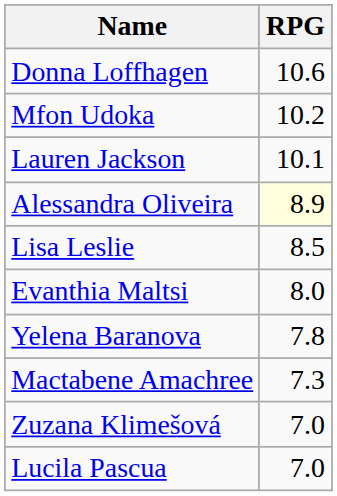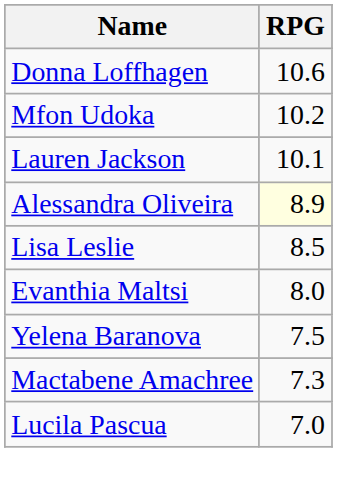(307, 335) 7.8 -> (307, 335) 7.5
- row: (116, 423)
